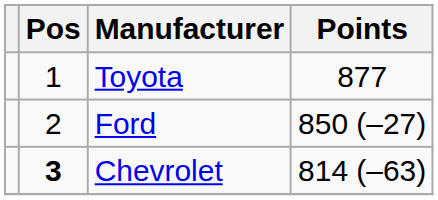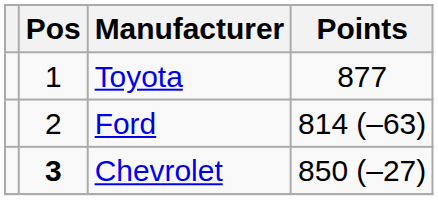(362, 124) 850 (–27) -> (362, 124) 814 (–63)
(362, 171) 814 (–63) -> (362, 171) 850 (–27)
